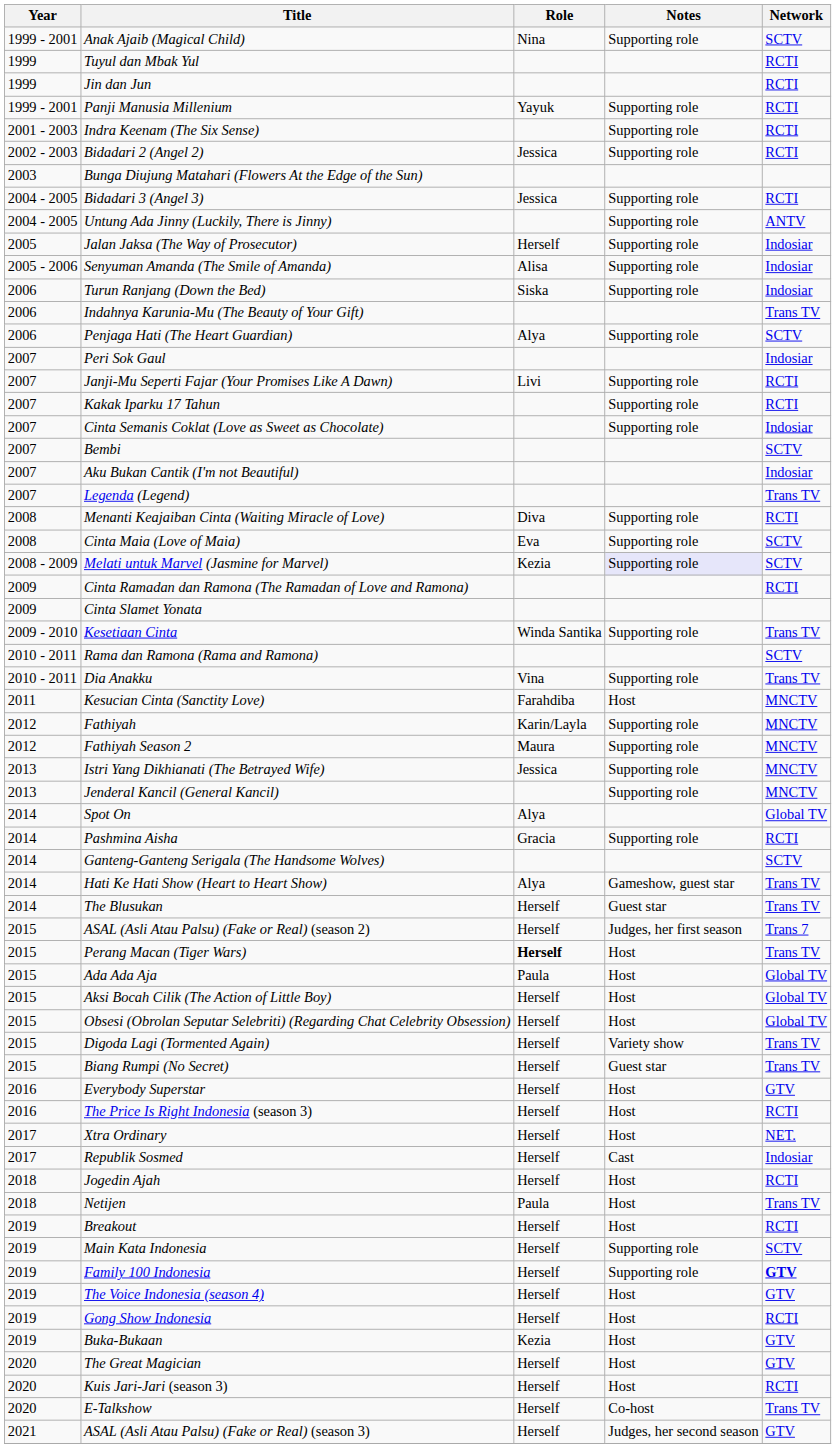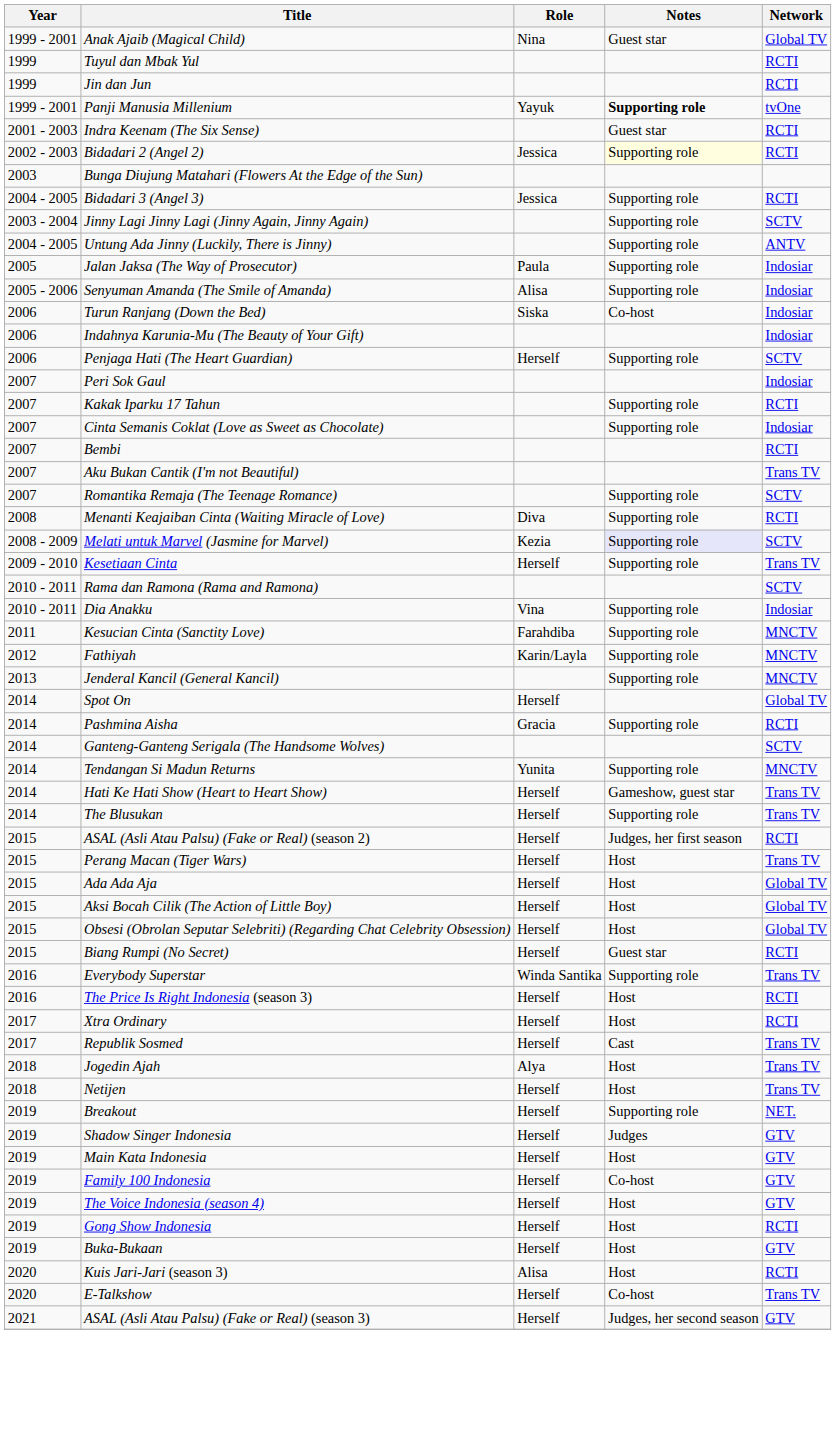(653, 38) Supporting role -> (637, 38) Guest star
(784, 38) SCTV -> (796, 38) Global TV
(653, 107) normal -> (657, 107) bold
(782, 107) RCTI -> (783, 107) tvOne
(653, 130) Supporting role -> (637, 130) Guest star
(653, 152) no background -> (653, 152) lightyellow background
+ row: (226, 221)
(538, 244) Herself -> (533, 267) Paula
(653, 289) Supporting role -> (631, 312) Co-host
(793, 312) Trans TV -> (789, 335) Indosiar
(531, 335) Alya -> (538, 358) Herself
- row: (238, 381)
(784, 449) SCTV -> (782, 449) RCTI
(789, 472) Indosiar -> (793, 472) Trans TV
- row: (137, 495)
+ row: (211, 495)
- row: (162, 541)
- row: (276, 586)
- row: (143, 609)
(559, 632) Winda Santika -> (538, 564) Herself
(793, 678) Trans TV -> (789, 609) Indosiar
(622, 701) Host -> (653, 632) Supporting role
- row: (138, 746)
- row: (204, 769)
(531, 815) Alya -> (538, 701) Herself
+ row: (170, 769)
(531, 883) Alya -> (538, 792) Herself
(637, 906) Guest star -> (653, 815) Supporting role
(787, 929) Trans 7 -> (782, 838) RCTI
(540, 952) bold -> (538, 860) normal
(533, 975) Paula -> (538, 883) Herself
- row: (177, 1043)
(793, 1066) Trans TV -> (782, 952) RCTI
(538, 1089) Herself -> (559, 975) Winda Santika
(622, 1089) Host -> (653, 975) Supporting role
(780, 1089) GTV -> (793, 975) Trans TV
(781, 1134) NET. -> (782, 1020) RCTI
(789, 1157) Indosiar -> (793, 1043) Trans TV
(538, 1180) Herself -> (531, 1066) Alya
(782, 1180) RCTI -> (793, 1066) Trans TV
(533, 1203) Paula -> (538, 1089) Herself
(622, 1226) Host -> (653, 1112) Supporting role
(782, 1226) RCTI -> (781, 1112) NET.
+ row: (158, 1134)
(653, 1249) Supporting role -> (622, 1157) Host
(784, 1249) SCTV -> (780, 1157) GTV
(653, 1271) Supporting role -> (631, 1180) Co-host
(781, 1271) bold -> (780, 1180) normal
(534, 1340) Kezia -> (538, 1249) Herself
- row: (143, 1363)
(538, 1386) Herself -> (532, 1271) Alisa
